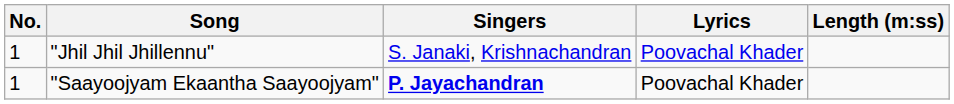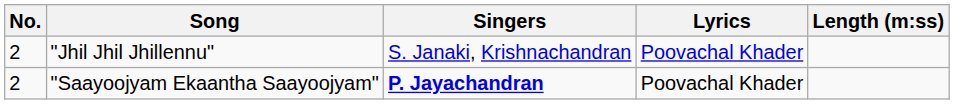(15, 52) 1 -> (15, 52) 2
(15, 84) 1 -> (15, 84) 2
